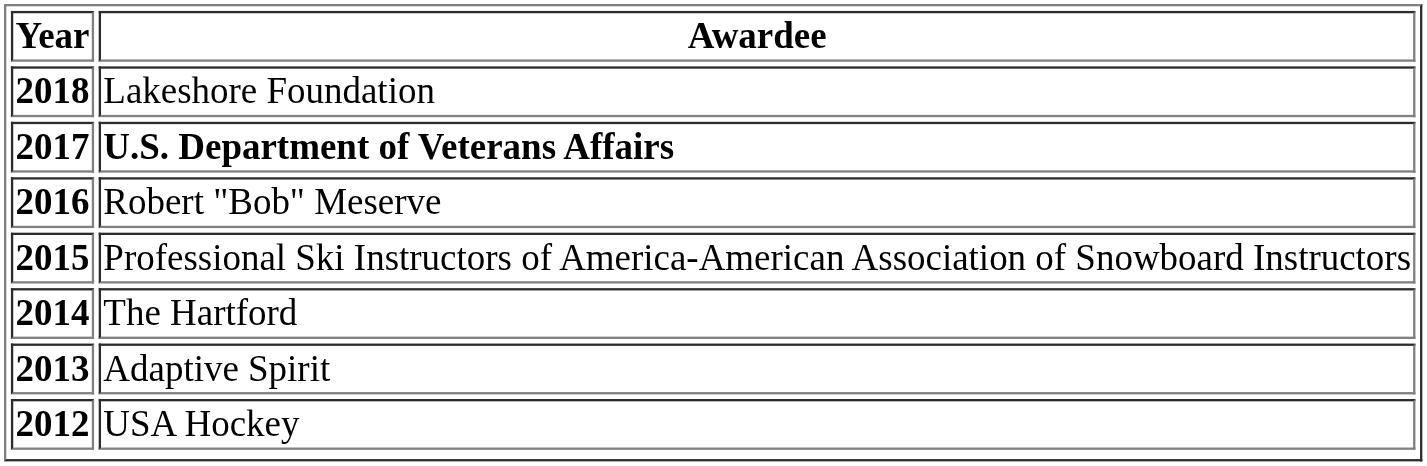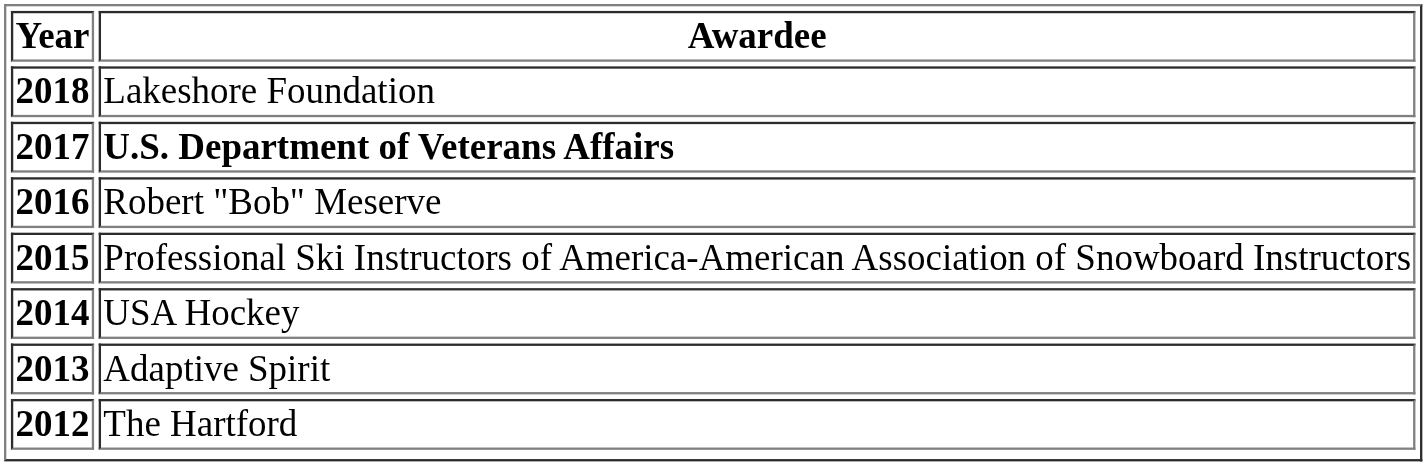(200, 312) The Hartford -> (201, 312) USA Hockey
(201, 423) USA Hockey -> (200, 423) The Hartford
